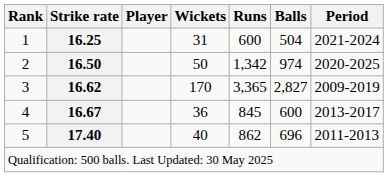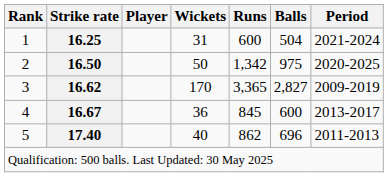(291, 64) 974 -> (291, 64) 975
